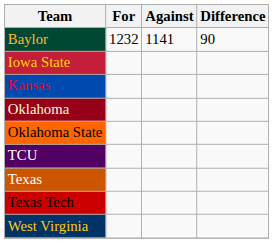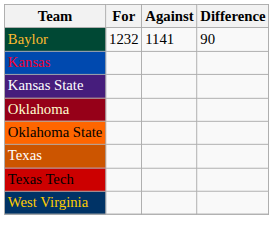- row: (39, 62)
+ row: (46, 86)
- row: (23, 156)
